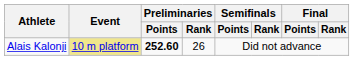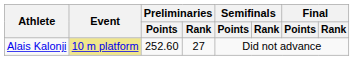(162, 47) bold -> (162, 47) normal
(199, 47) 26 -> (199, 47) 27
